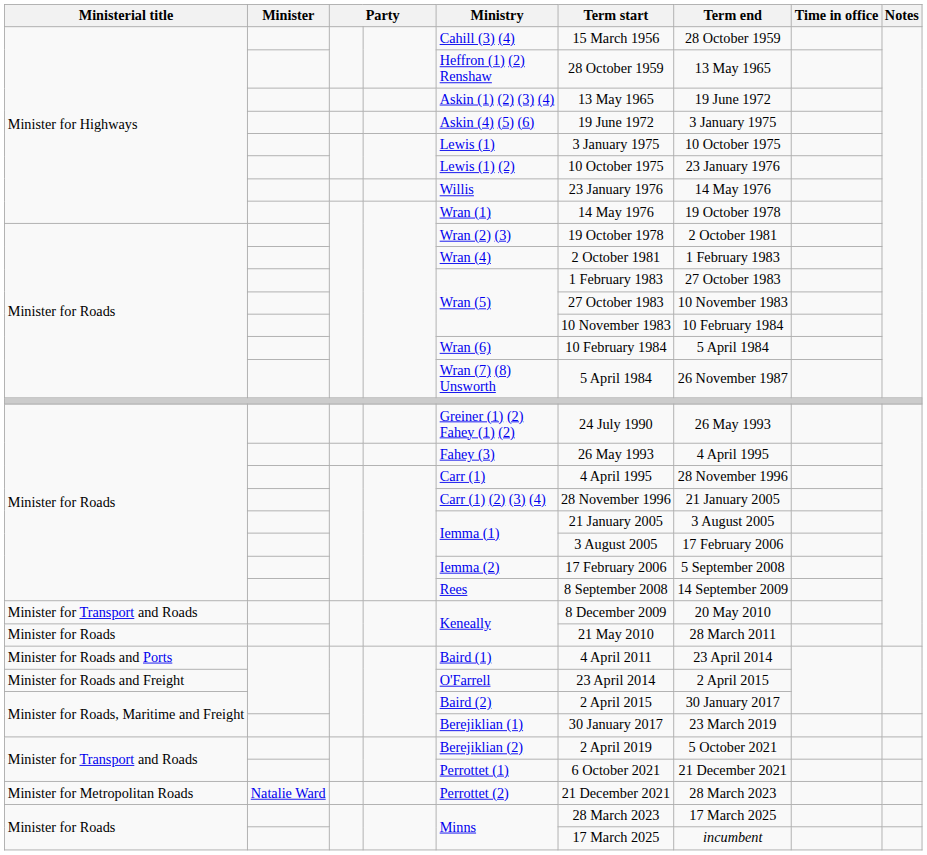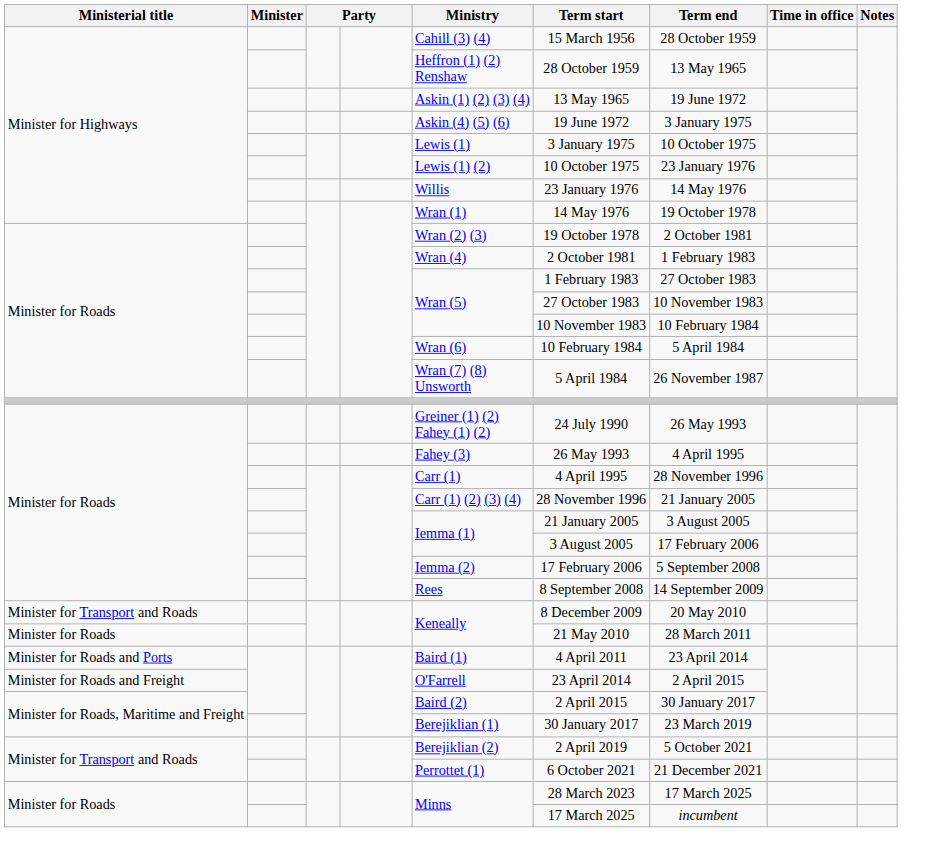- row: (100, 793)
